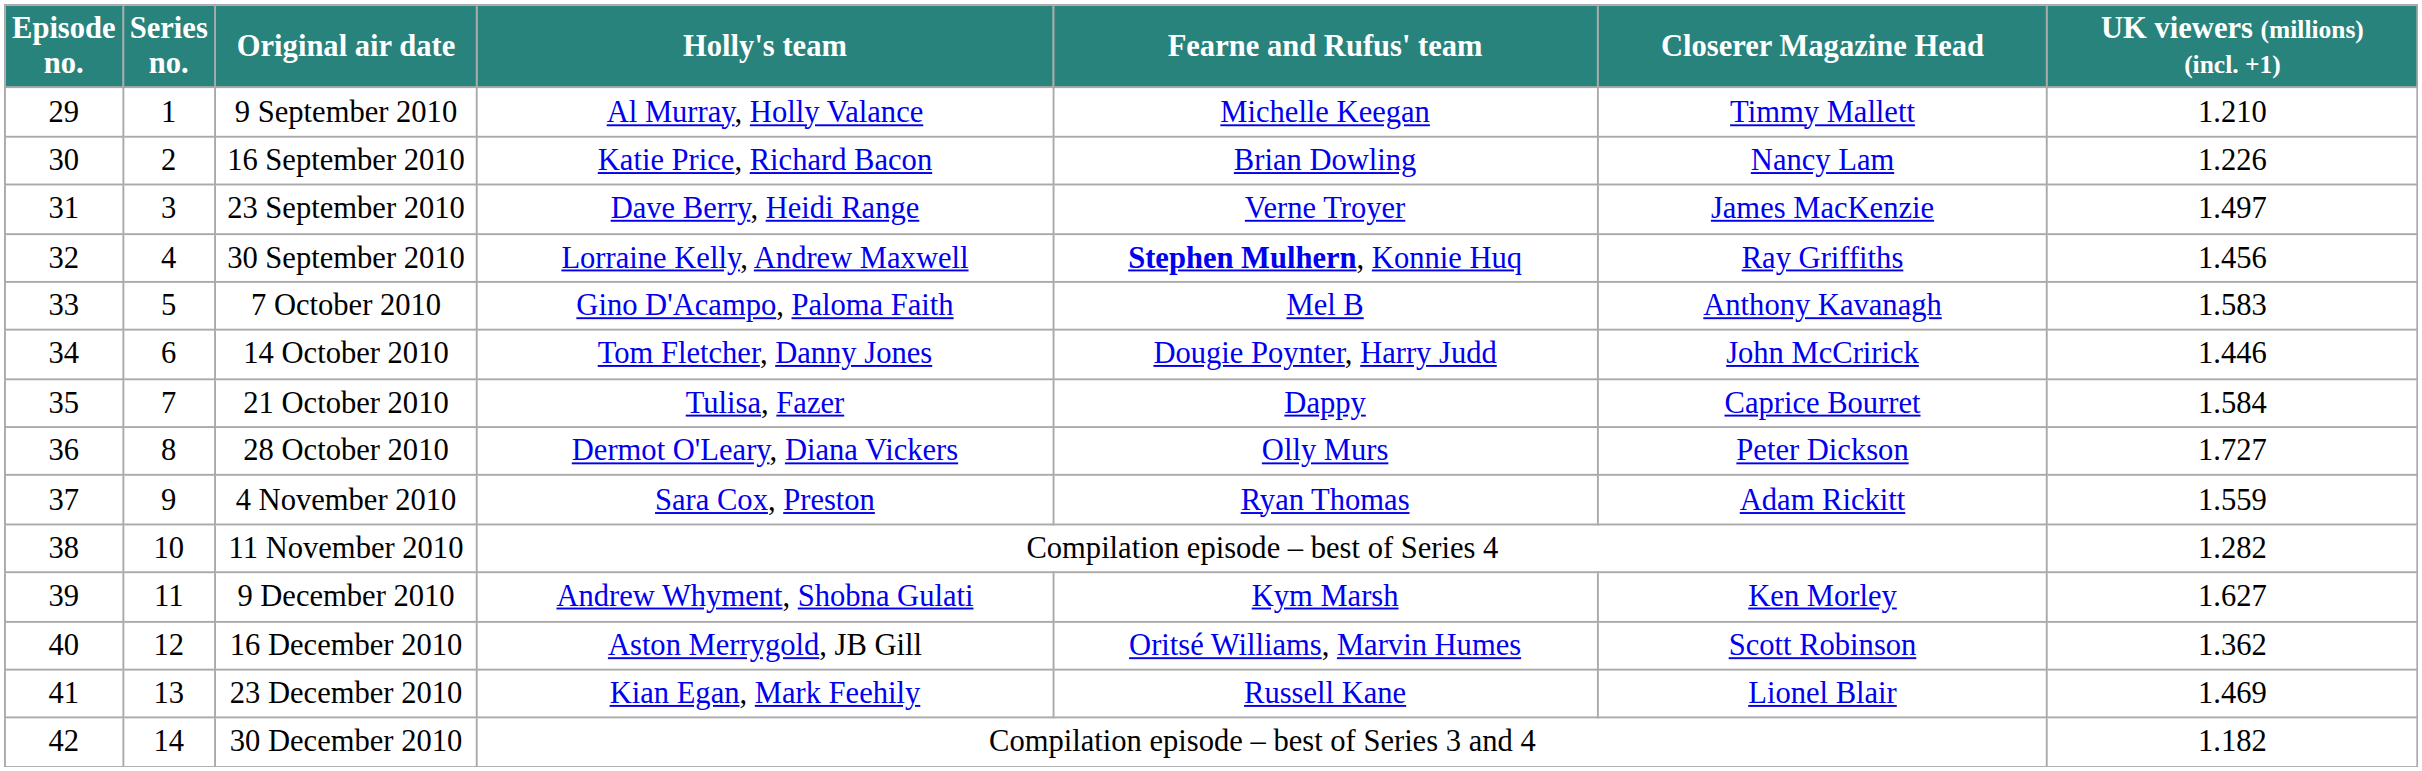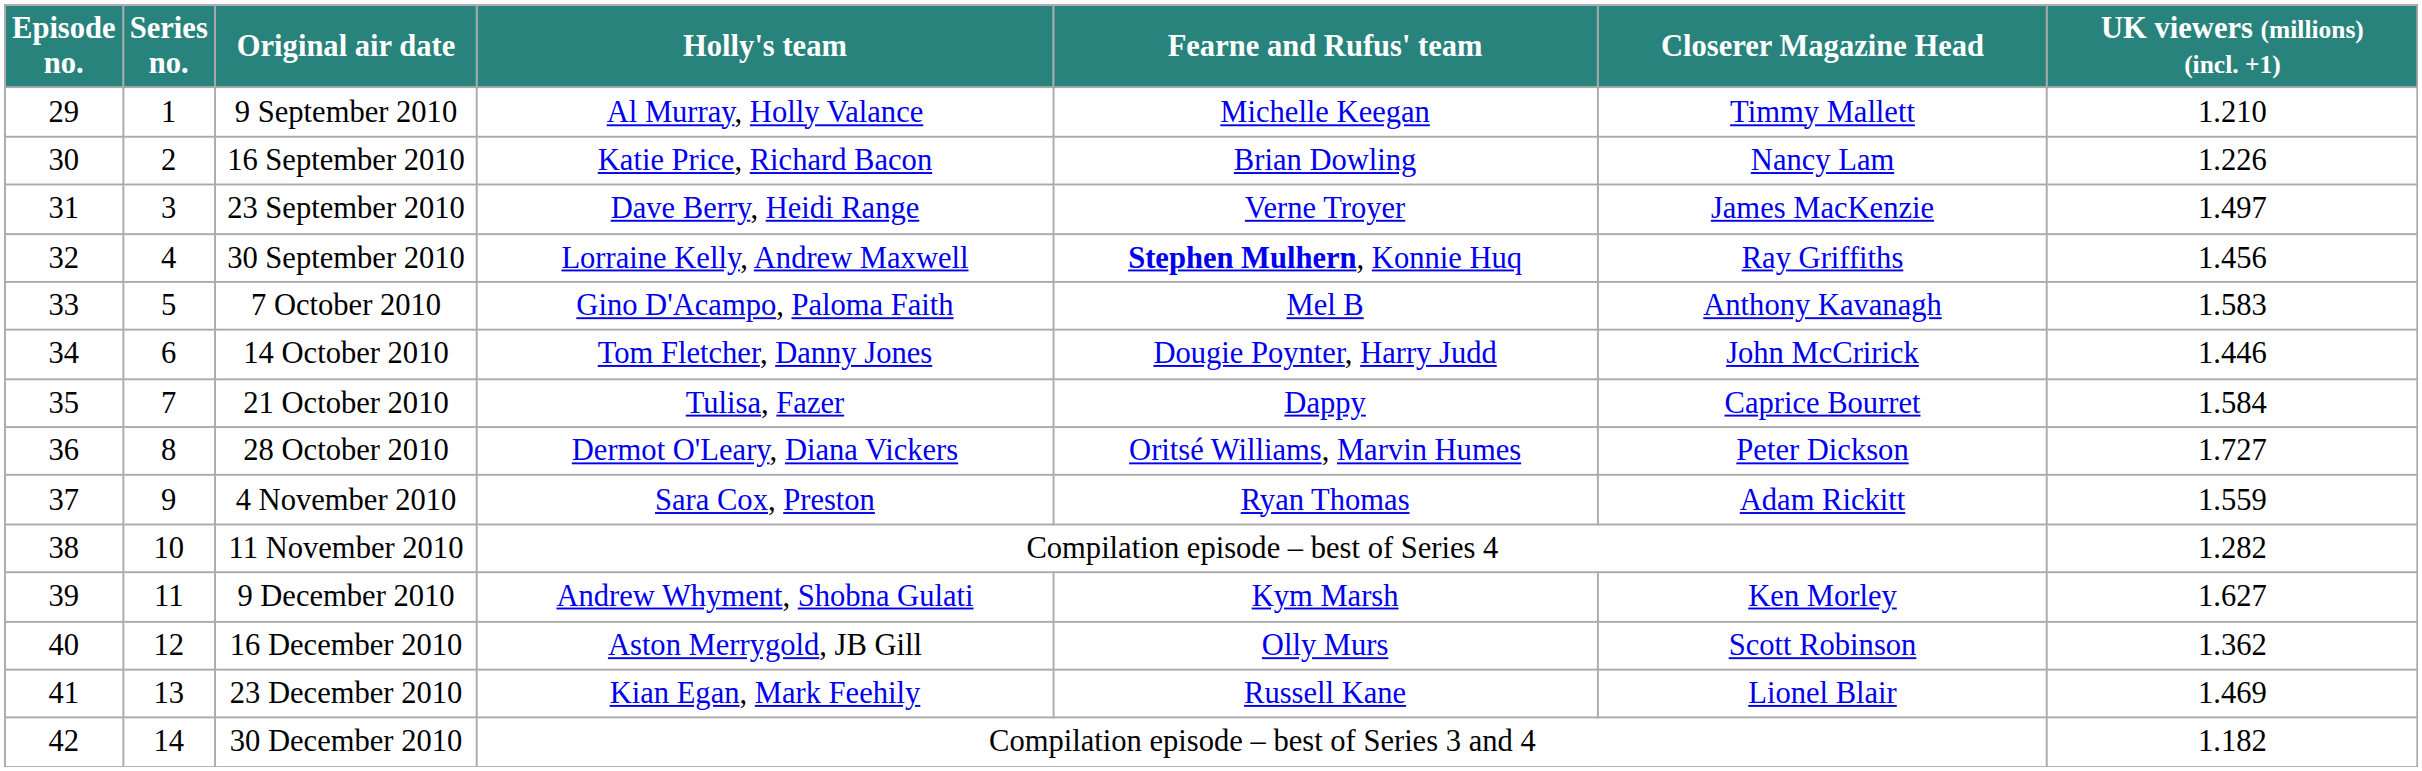(1325, 450) Olly Murs -> (1325, 450) Oritsé Williams, Marvin Humes
(1325, 644) Oritsé Williams, Marvin Humes -> (1325, 644) Olly Murs
